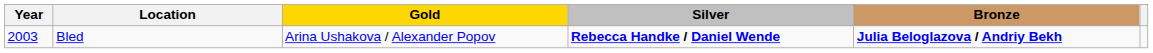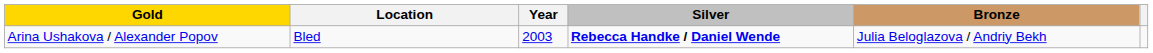columns swapped: (29, 15) <-> (425, 15)
(959, 36) bold -> (952, 36) normal
